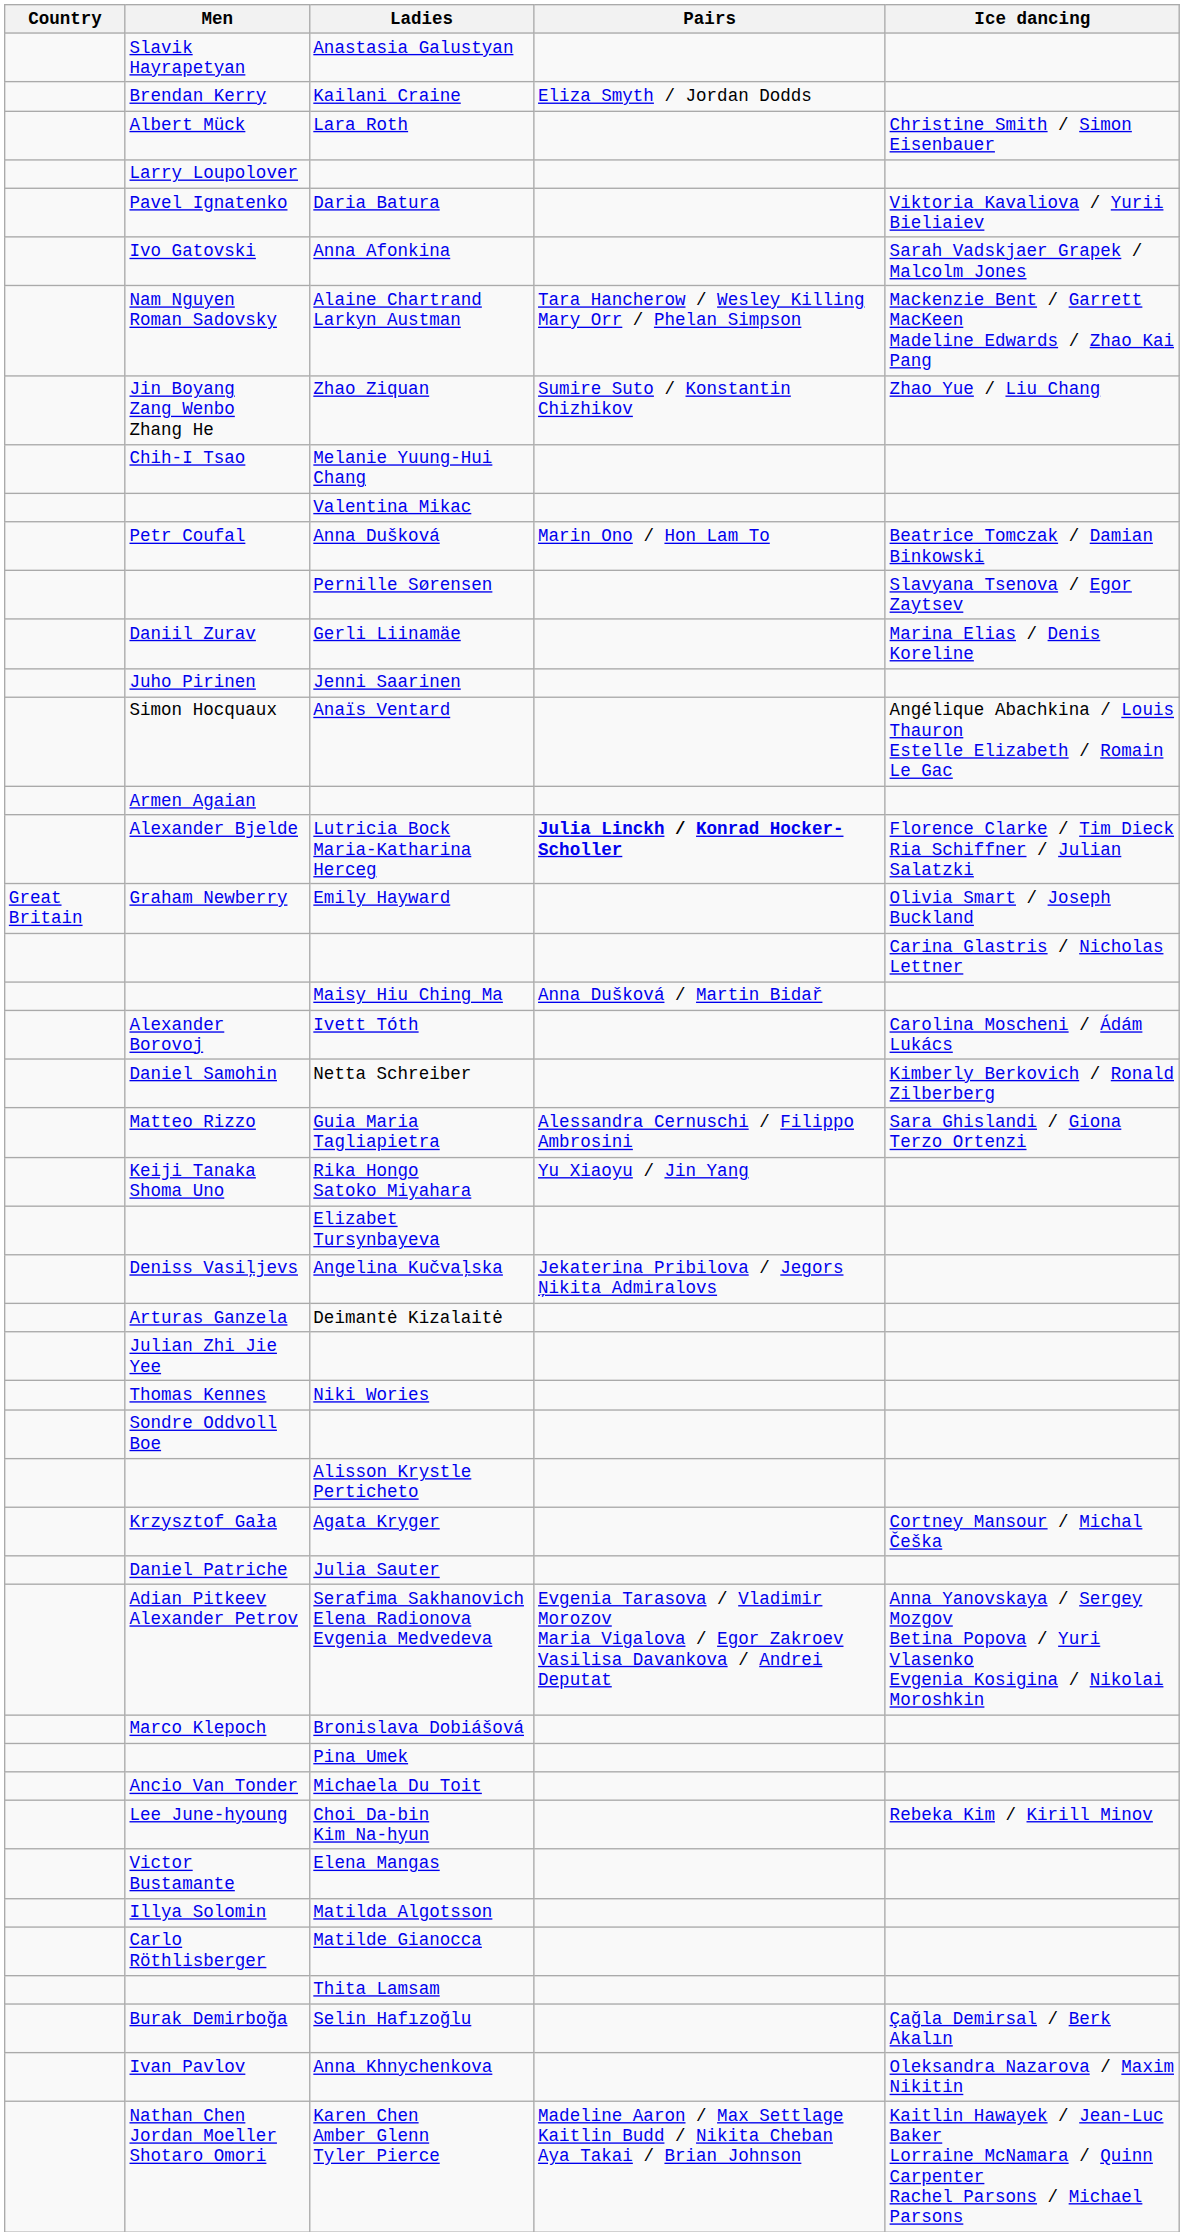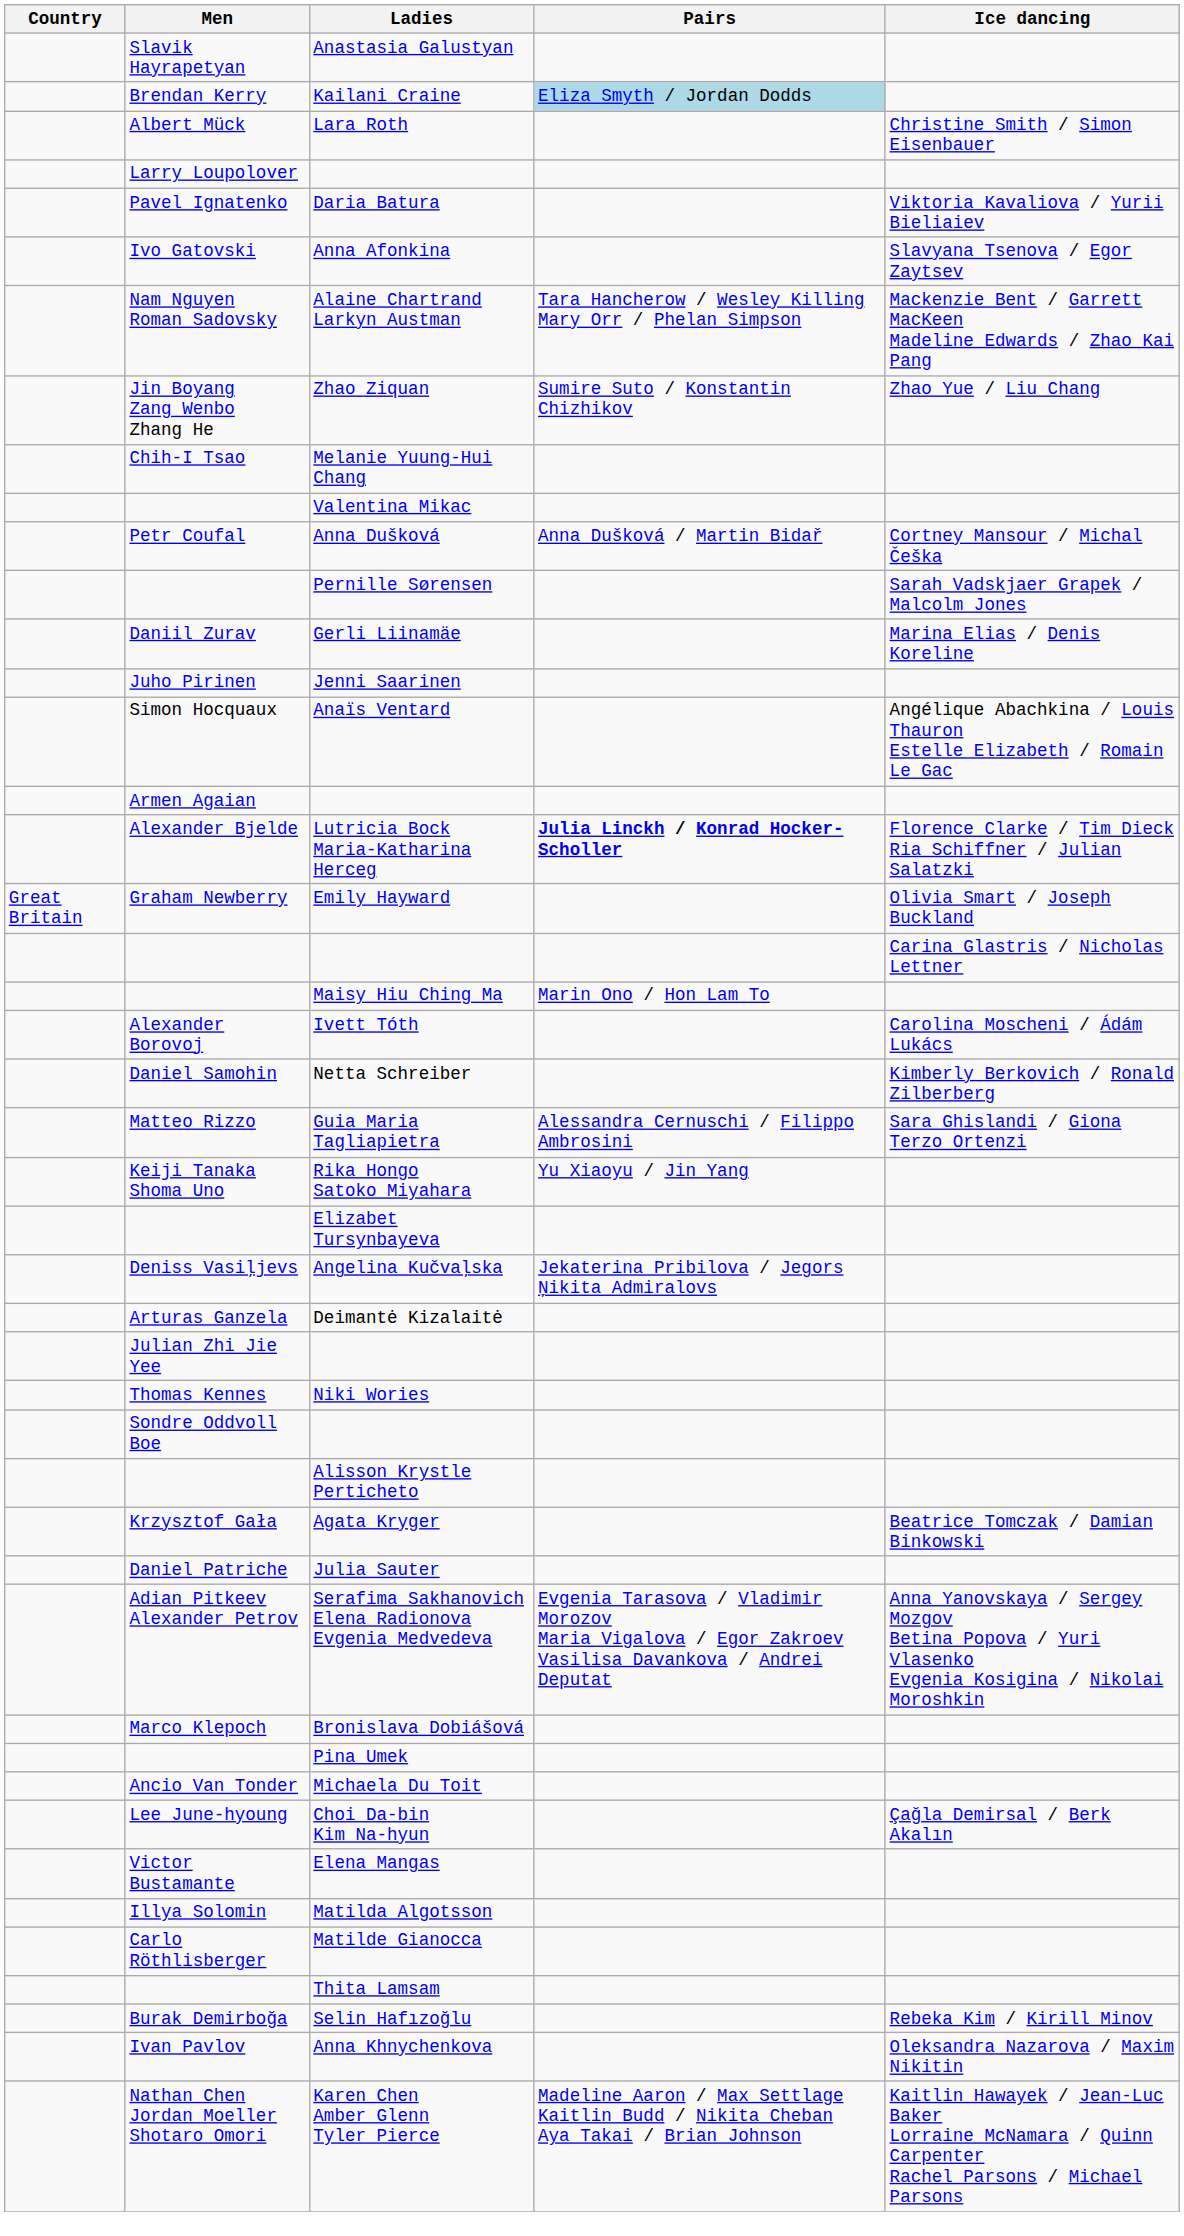(675, 96) no background -> (675, 96) lightblue background
(1016, 261) Sarah Vadskjaer Grapek / Malcolm Jones -> (1011, 261) Slavyana Tsenova / Egor Zaytsev
(654, 536) Marin Ono / Hon Lam To -> (680, 536) Anna Dušková / Martin Bidař
(1021, 546) Beatrice Tomczak / Damian Binkowski -> (1016, 546) Cortney Mansour / Michal Češka
(1011, 595) Slavyana Tsenova / Egor Zaytsev -> (1016, 595) Sarah Vadskjaer Grapek / Malcolm Jones
(680, 996) Anna Dušková / Martin Bidař -> (654, 996) Marin Ono / Hon Lam To
(1016, 1532) Cortney Mansour / Michal Češka -> (1021, 1532) Beatrice Tomczak / Damian Binkowski
(1021, 1815) Rebeka Kim / Kirill Minov -> (1000, 1825) Çağla Demirsal / Berk Akalın
(1000, 2029) Çağla Demirsal / Berk Akalın -> (1021, 2018) Rebeka Kim / Kirill Minov
